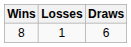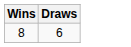- column: (62, 14)
